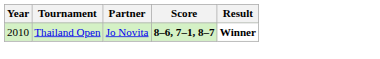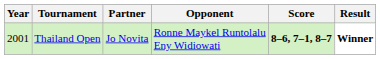+ column: (210, 14)
(18, 32) 2010 -> (18, 38) 2001
